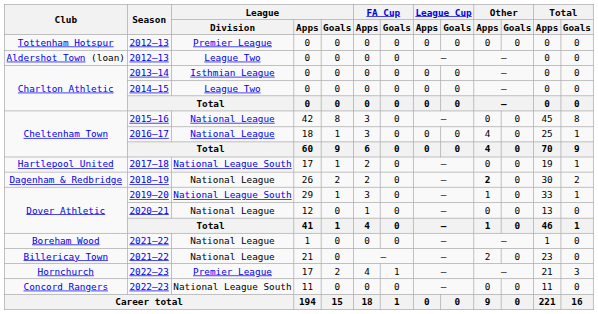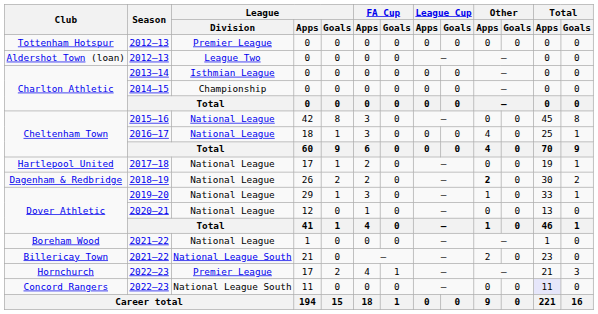(232, 88) League Two -> (232, 88) Championship
(232, 165) National League South -> (232, 165) National League
(232, 195) National League South -> (232, 195) National League
(232, 256) National League -> (232, 256) National League South
(547, 287) no background -> (547, 287) lavender background
